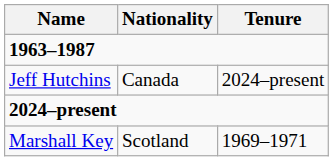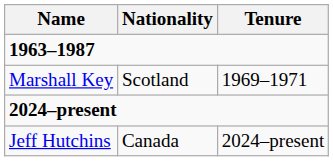rows swapped: (61, 140) <-> (60, 79)
